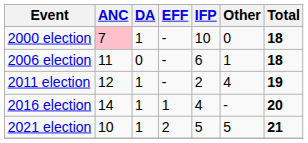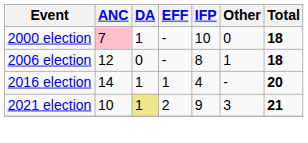(105, 60) 11 -> (106, 60) 12
(199, 60) 6 -> (199, 60) 8
- row: (49, 82)
(139, 127) no background -> (139, 104) khaki background
(199, 127) 5 -> (199, 104) 9
(227, 127) 5 -> (227, 104) 3
